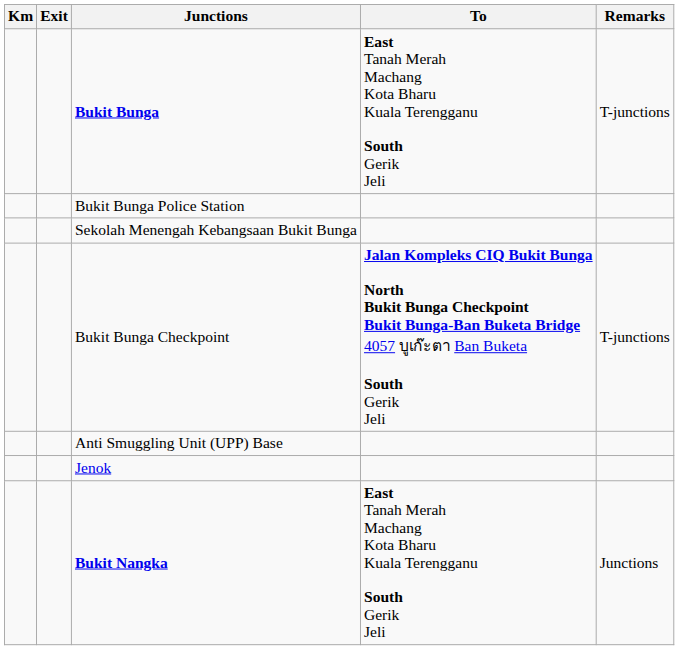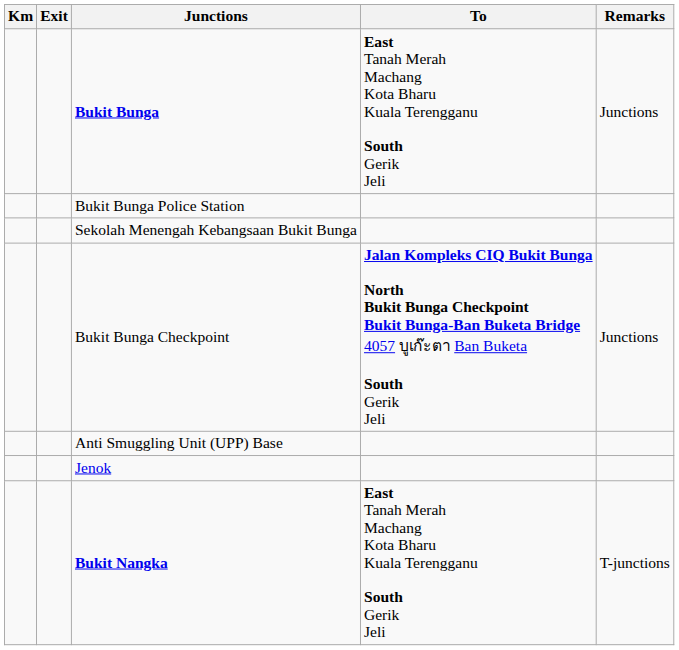(635, 111) T-junctions -> (629, 111) Junctions
(635, 336) T-junctions -> (629, 336) Junctions
(629, 562) Junctions -> (635, 562) T-junctions
